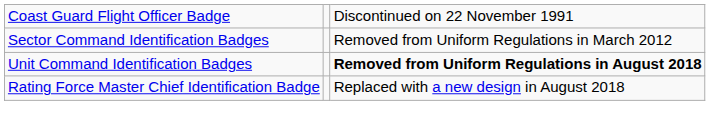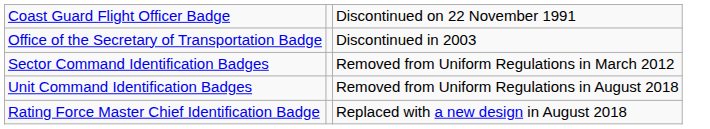+ row: (165, 40)
(518, 64) bold -> (507, 87) normal
